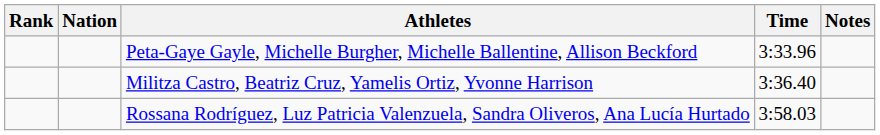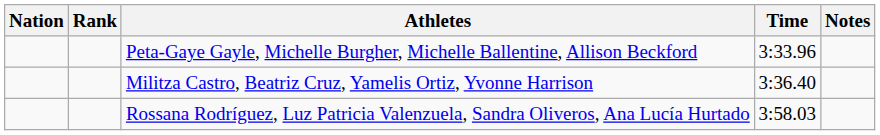columns swapped: (31, 20) <-> (90, 20)
